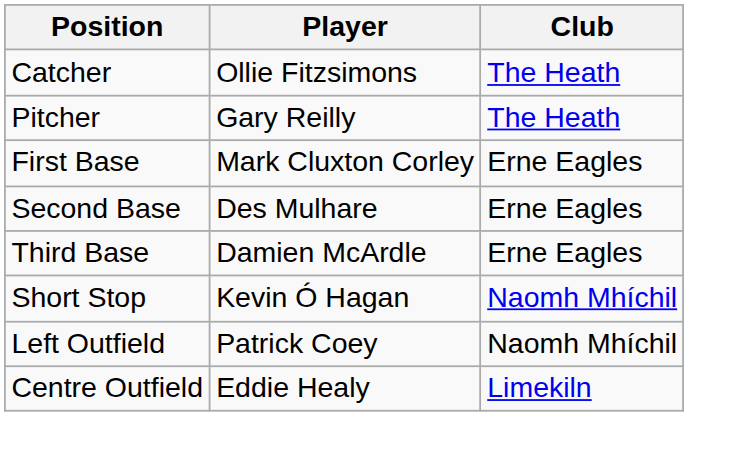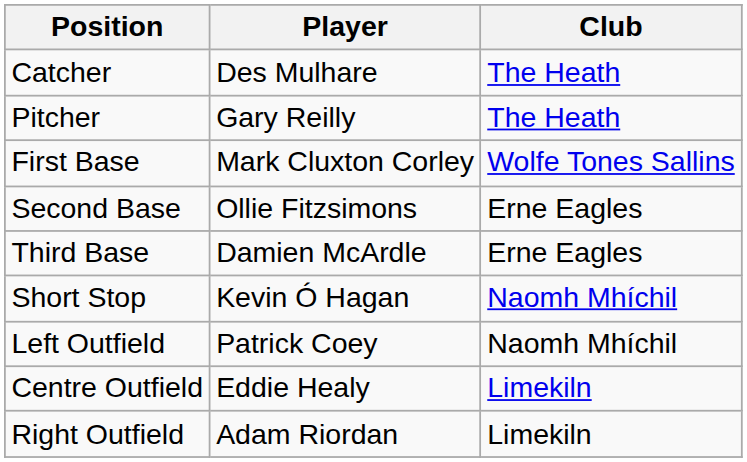(317, 72) Ollie Fitzsimons -> (297, 72) Des Mulhare
(565, 162) Erne Eagles -> (611, 162) Wolfe Tones Sallins
(297, 207) Des Mulhare -> (317, 207) Ollie Fitzsimons
+ row: (98, 433)
